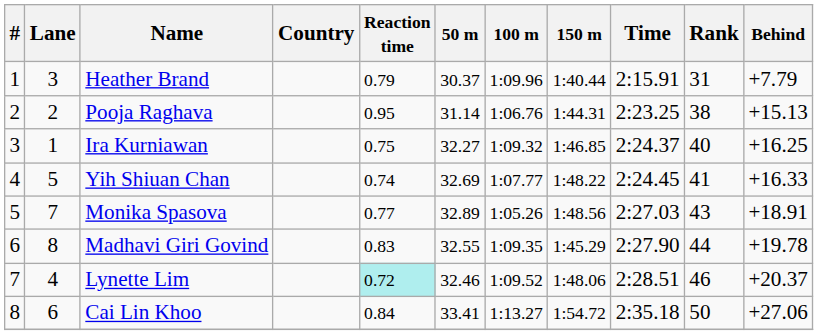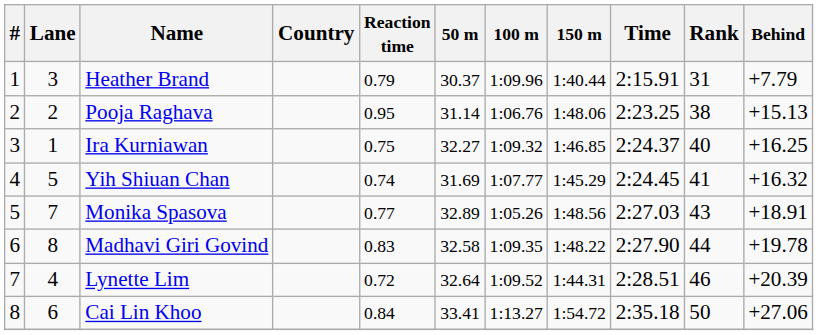(579, 113) 1:44.31 -> (579, 113) 1:48.06
(460, 180) 32.69 -> (460, 180) 31.69
(579, 180) 1:48.22 -> (579, 180) 1:45.29
(778, 178) +16.33 -> (778, 178) +16.32
(460, 247) 32.55 -> (460, 247) 32.58
(579, 247) 1:45.29 -> (579, 247) 1:48.22
(379, 280) paleturquoise background -> (379, 280) no background
(460, 280) 32.46 -> (460, 280) 32.64
(579, 280) 1:48.06 -> (579, 280) 1:44.31
(778, 279) +20.37 -> (778, 279) +20.39
